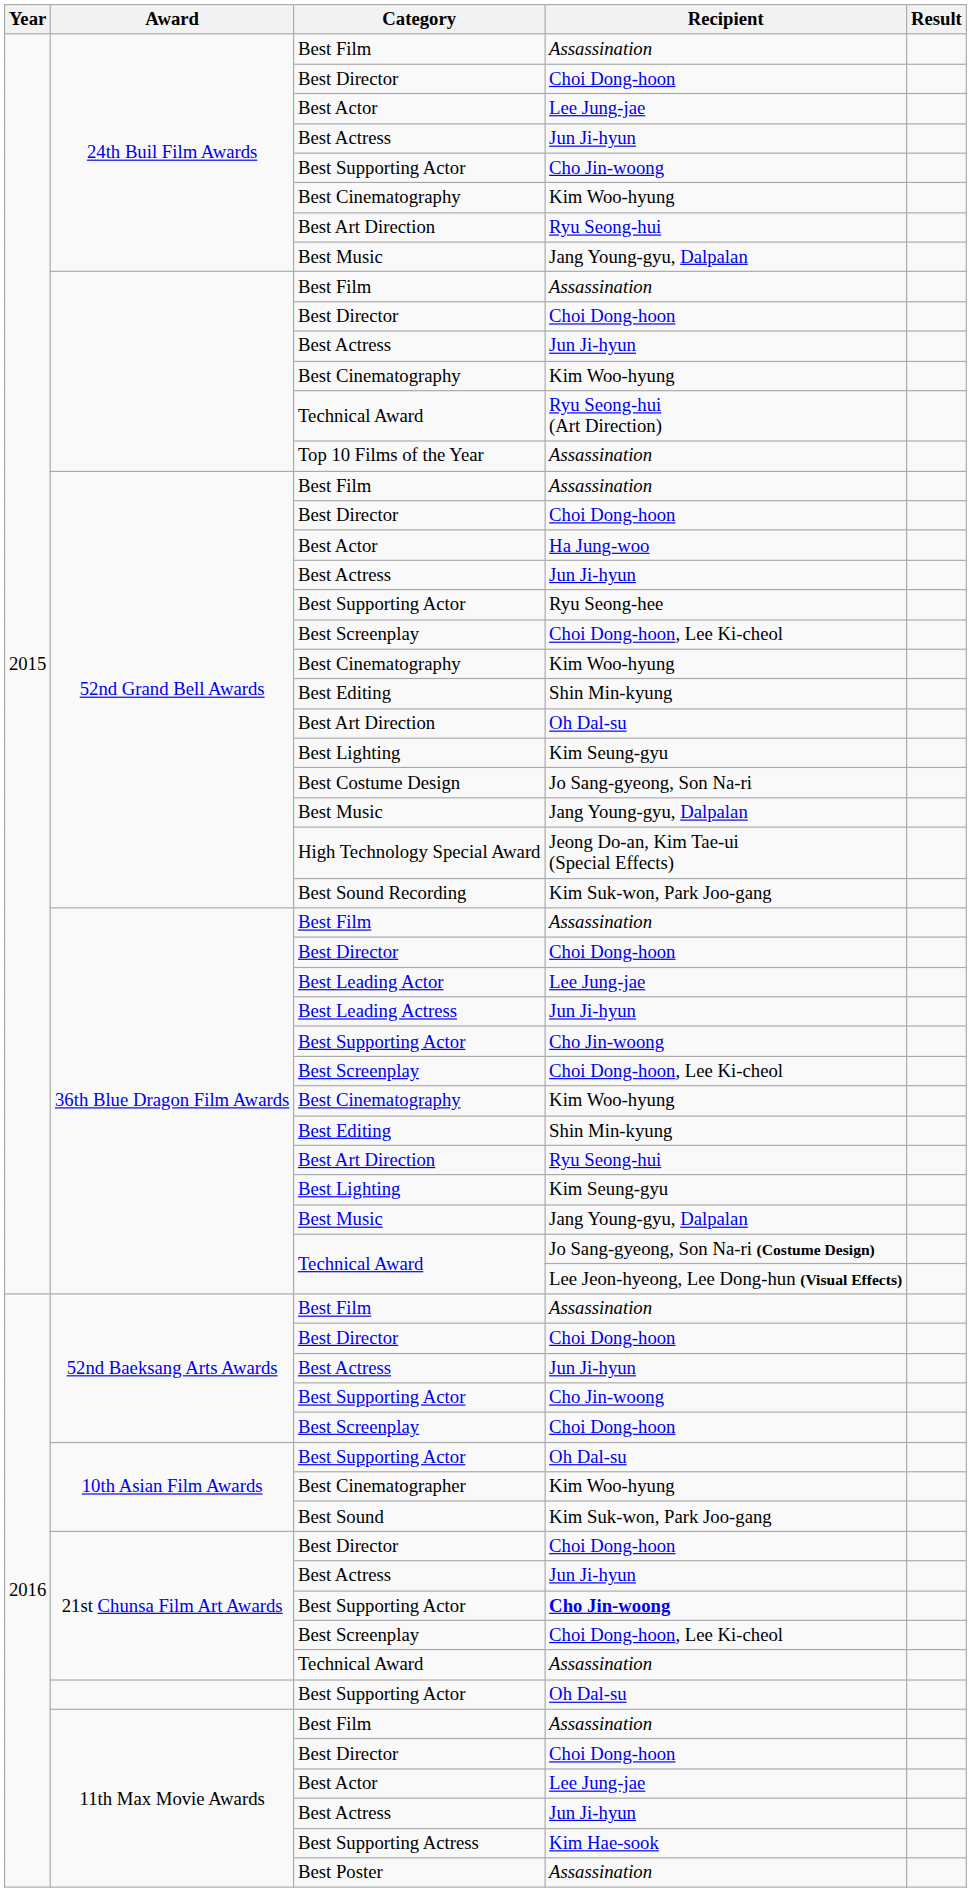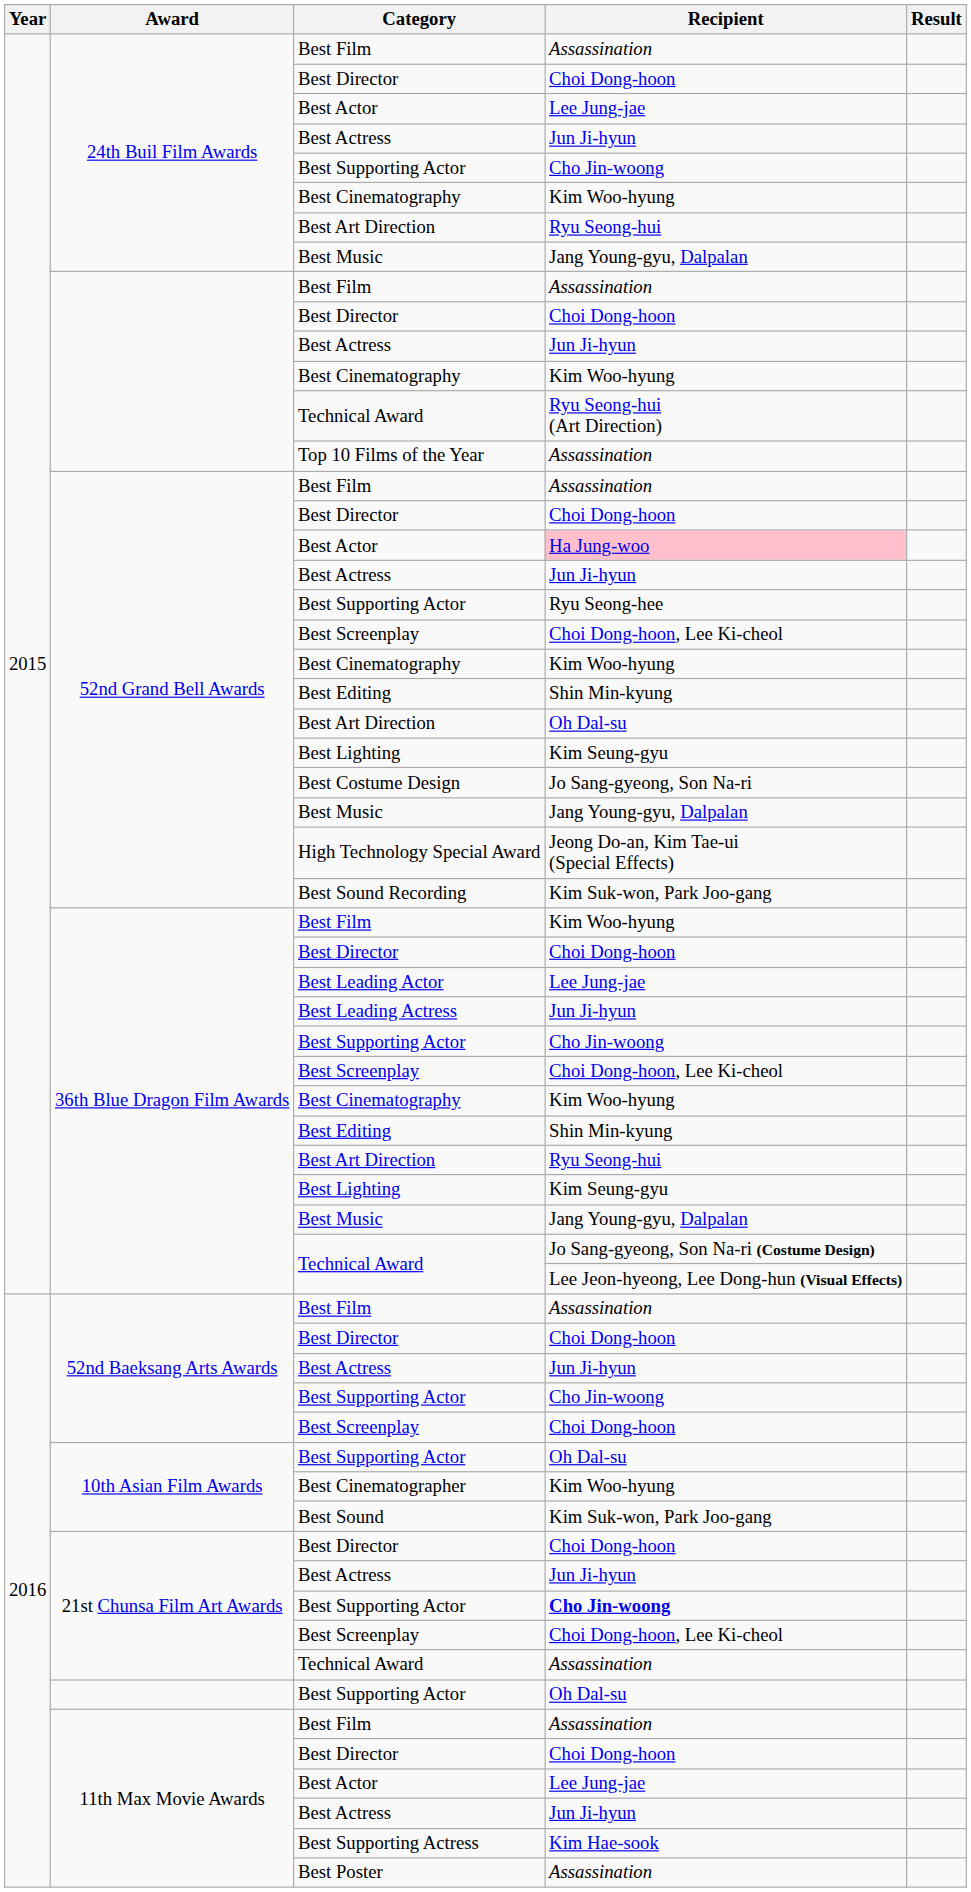(599, 545) no background -> (599, 545) pink background
(601, 922) Assassination -> (612, 922) Kim Woo-hyung
